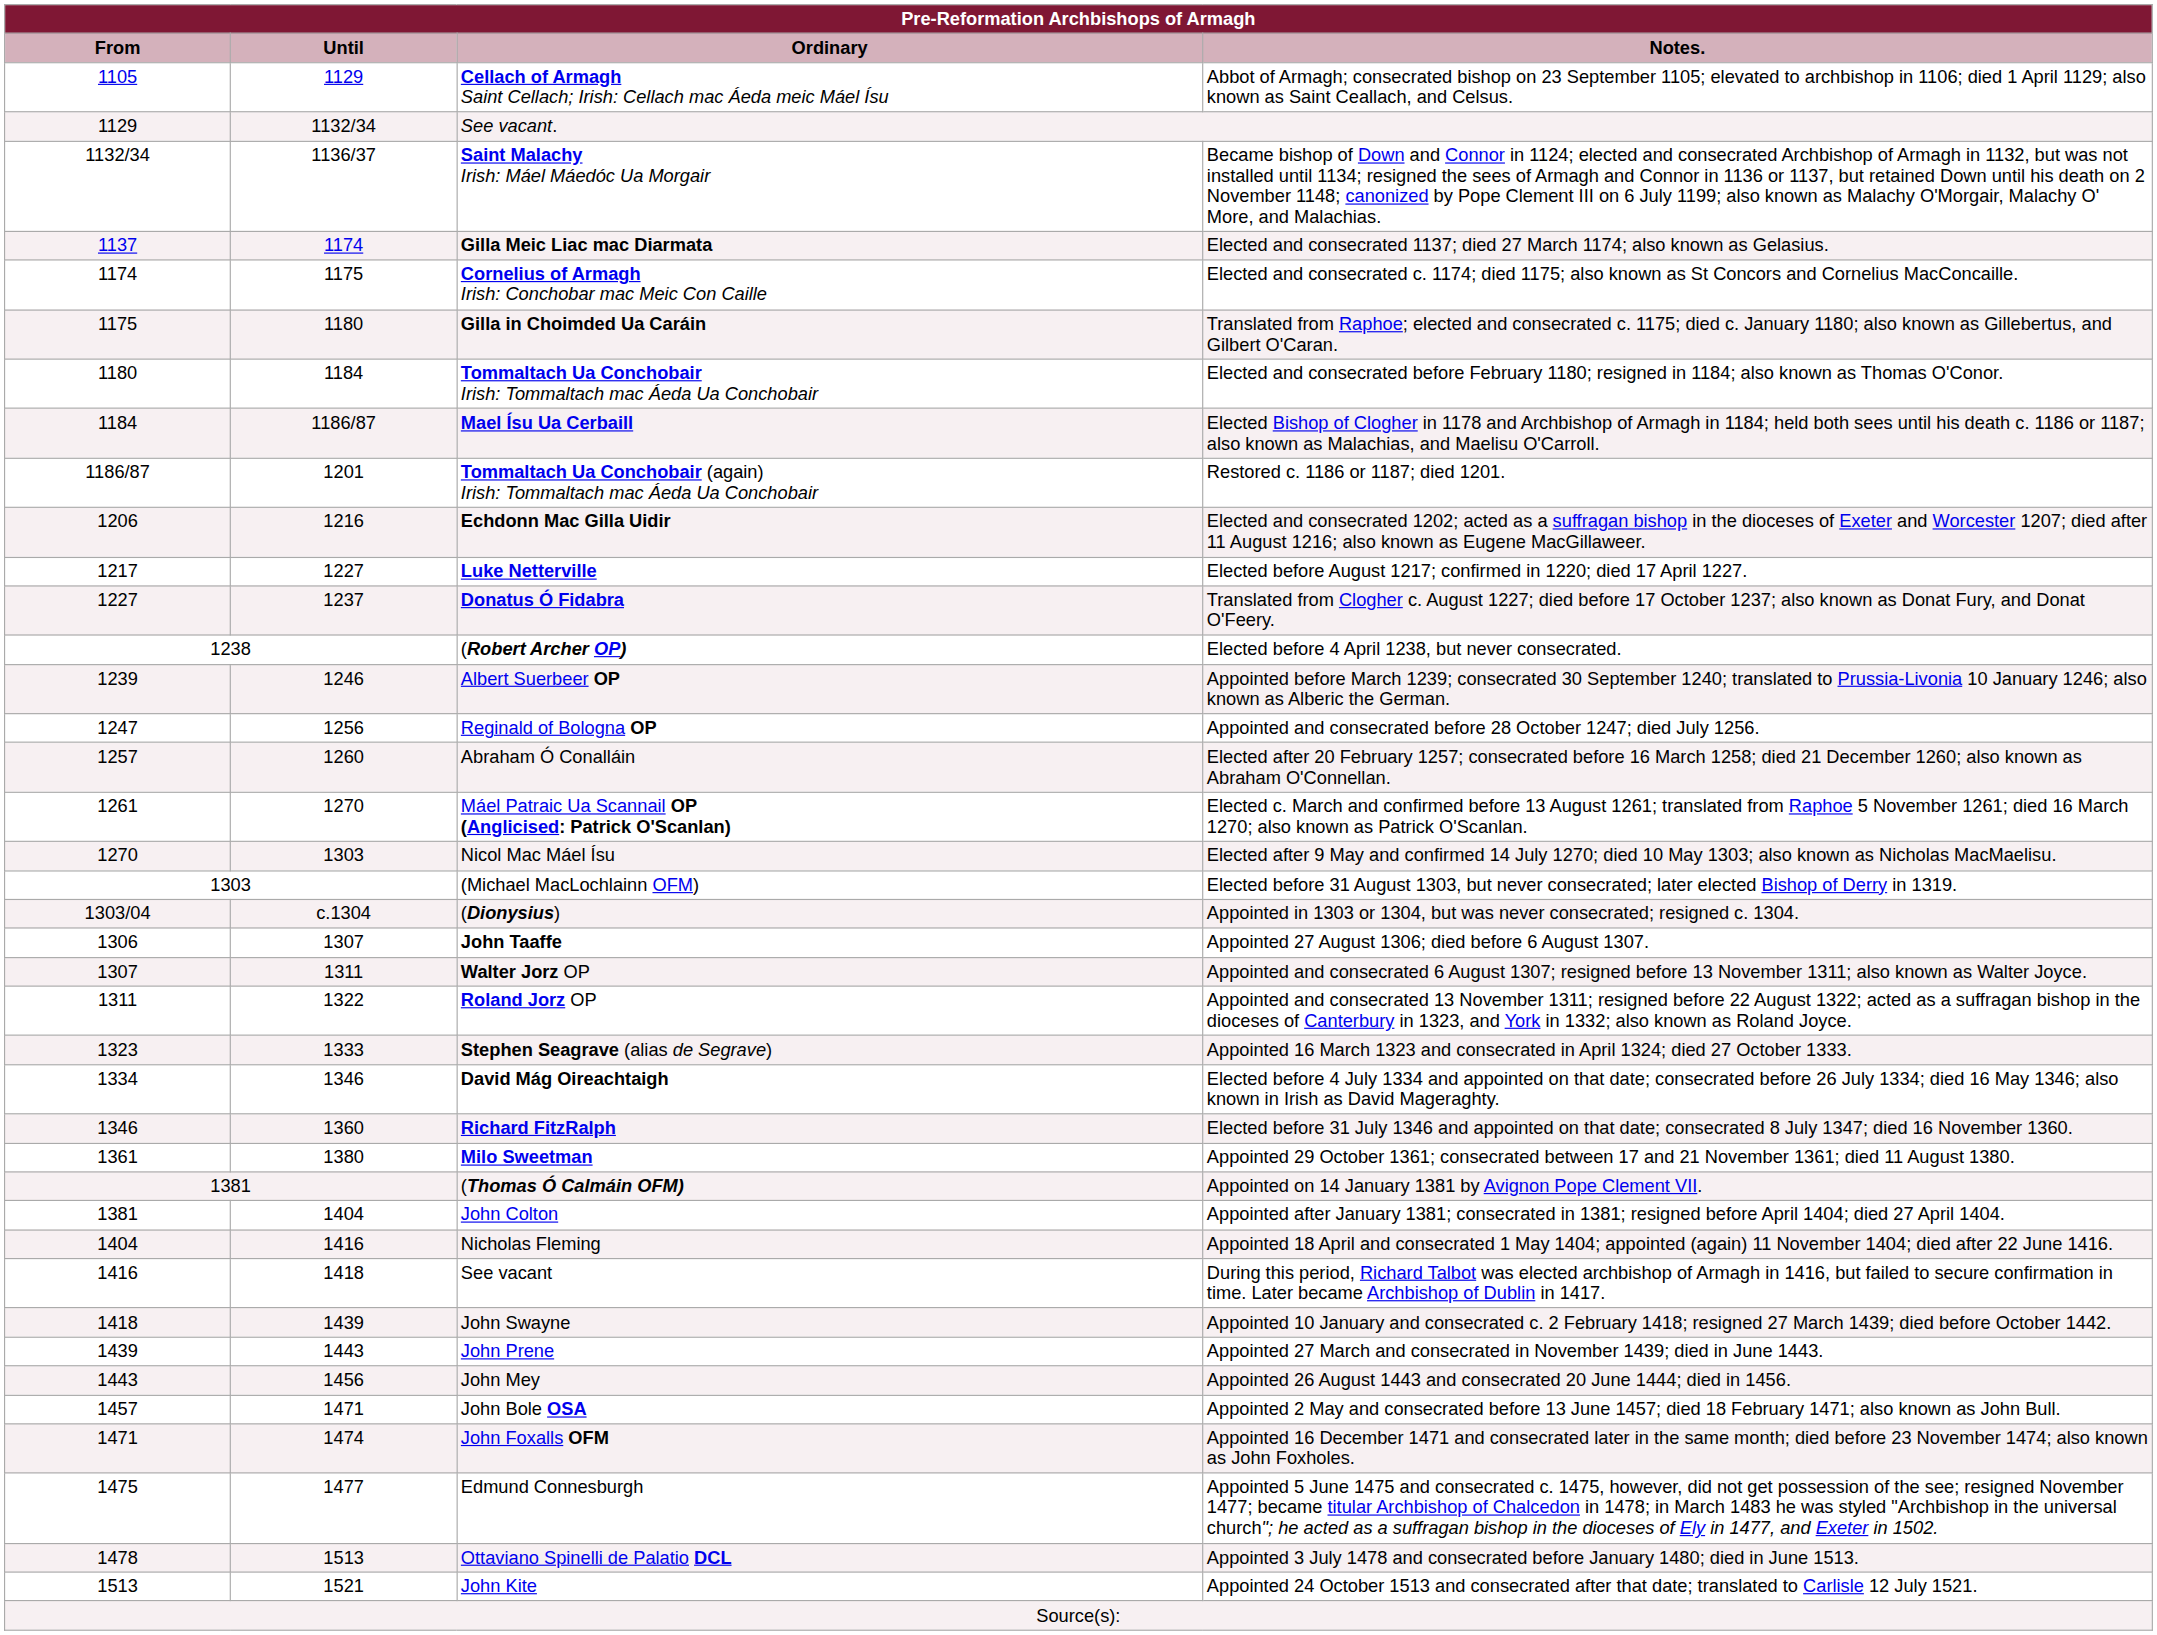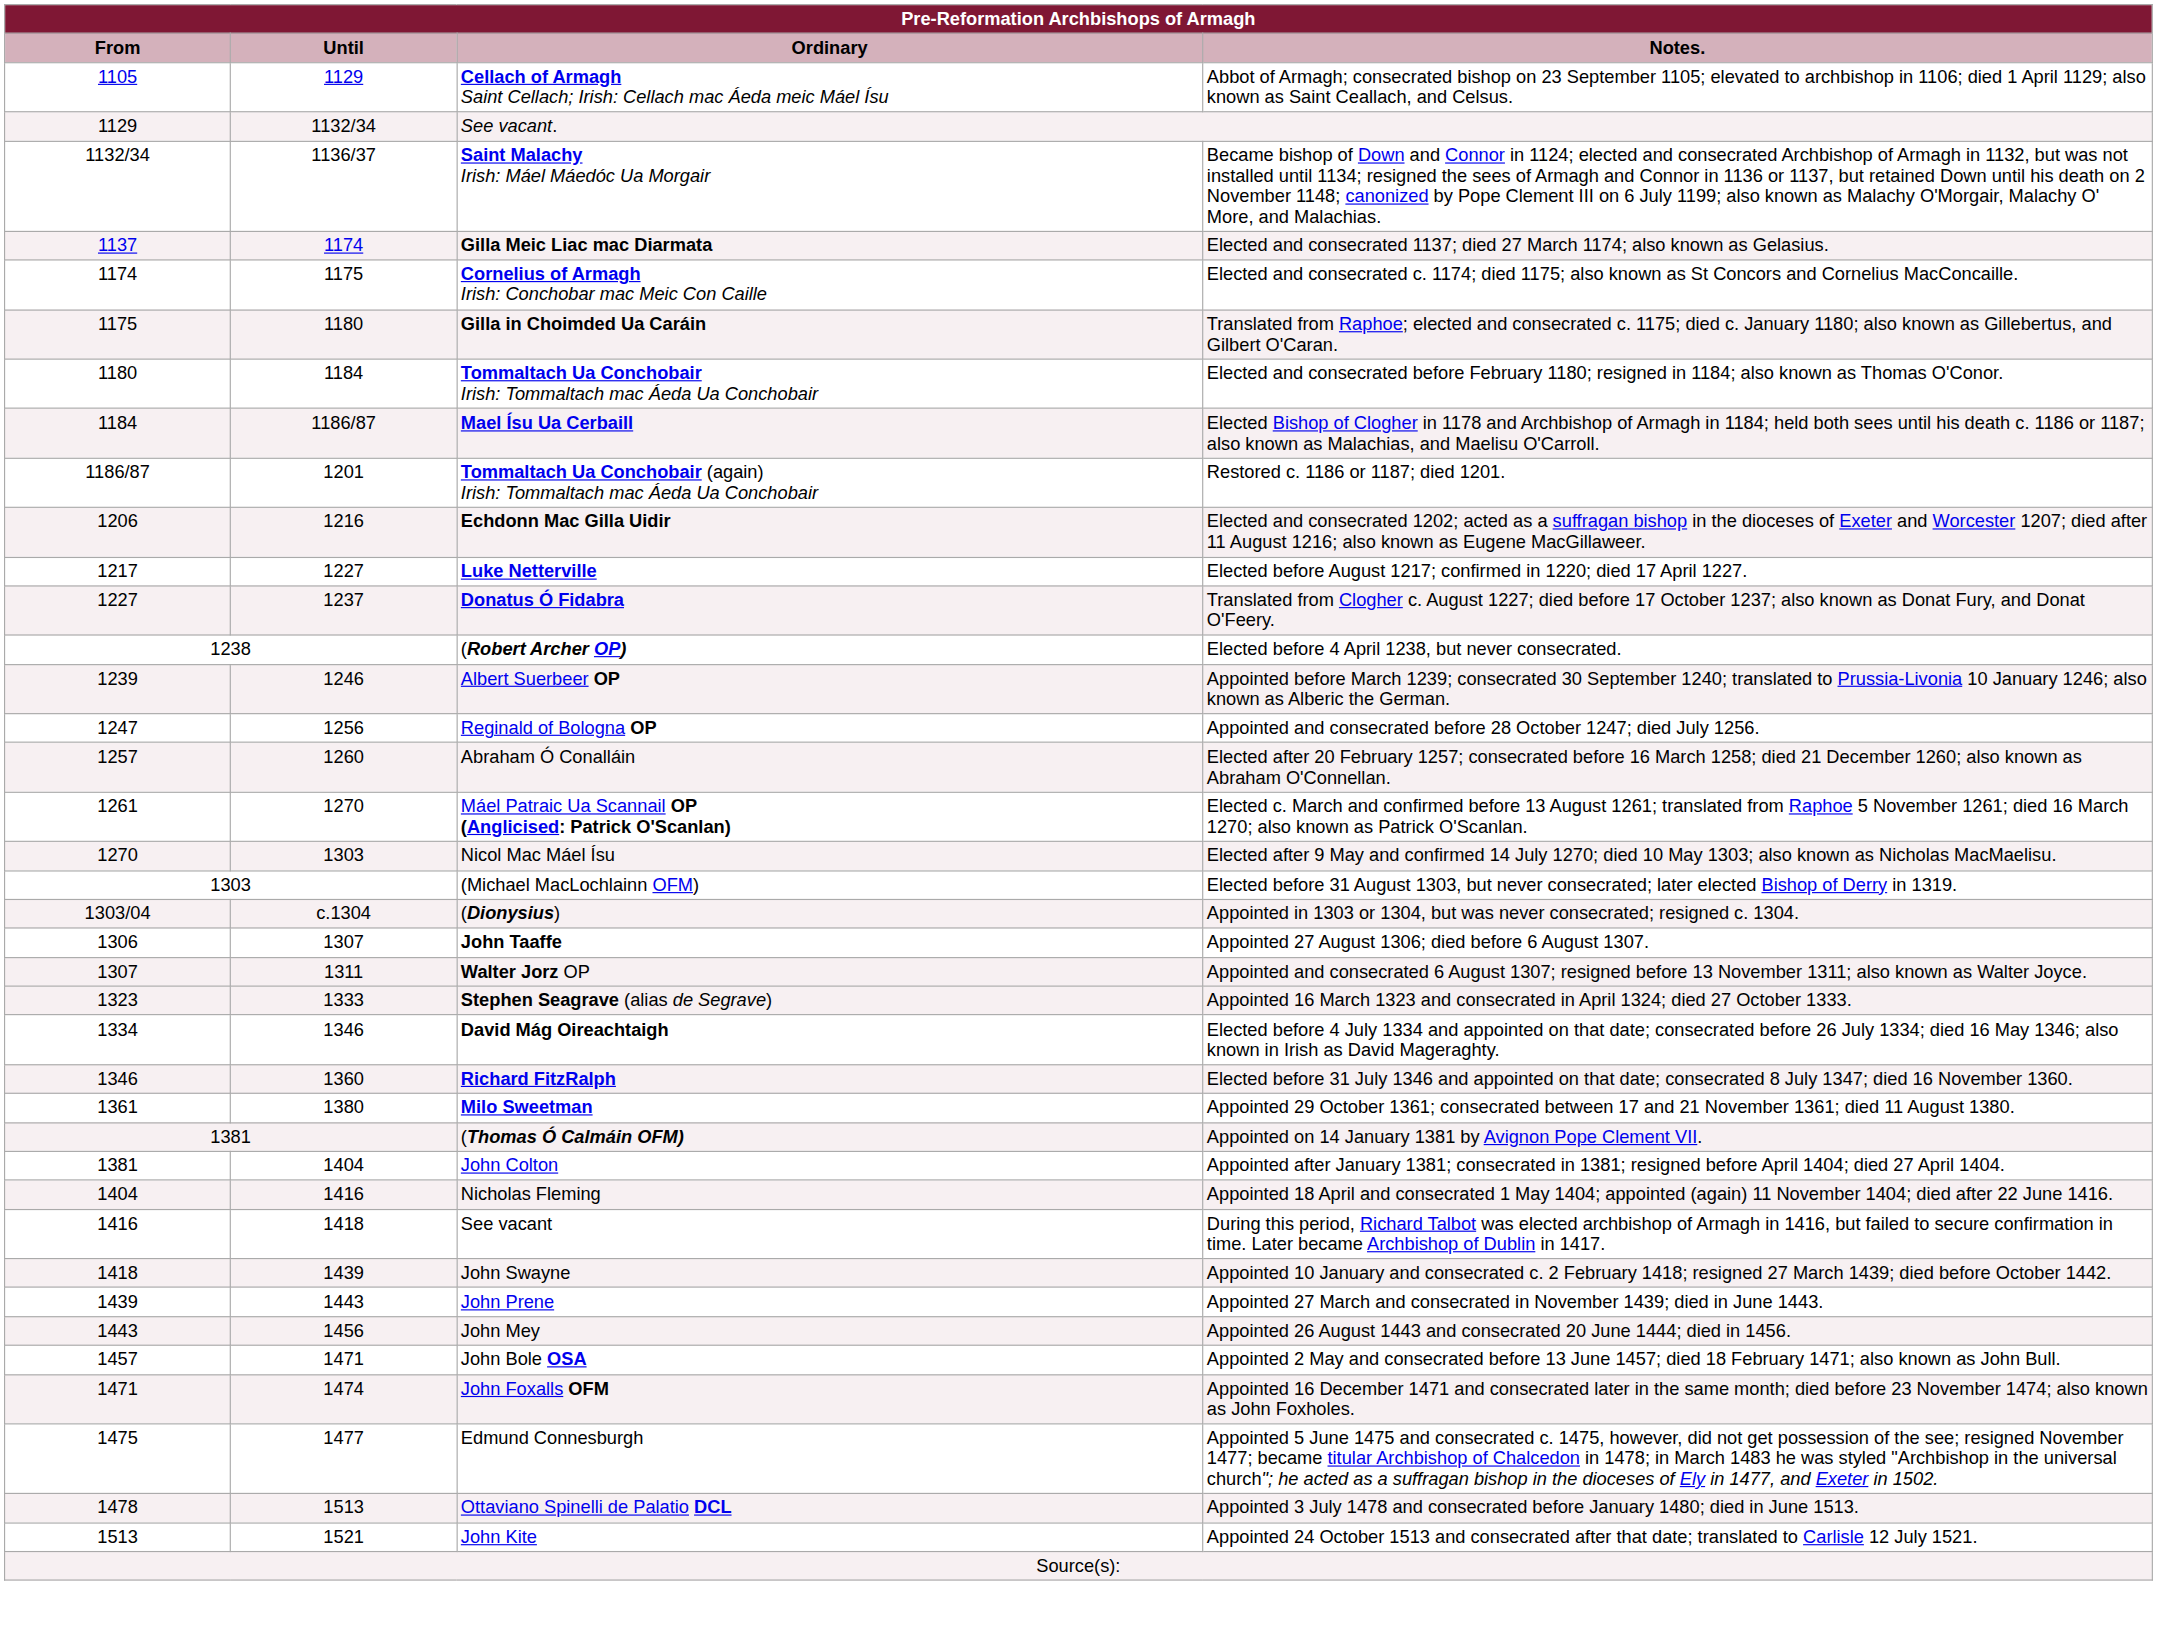- row: (529, 1000)
